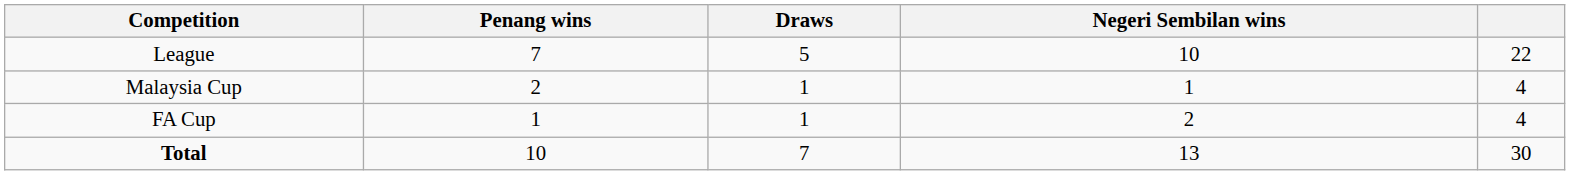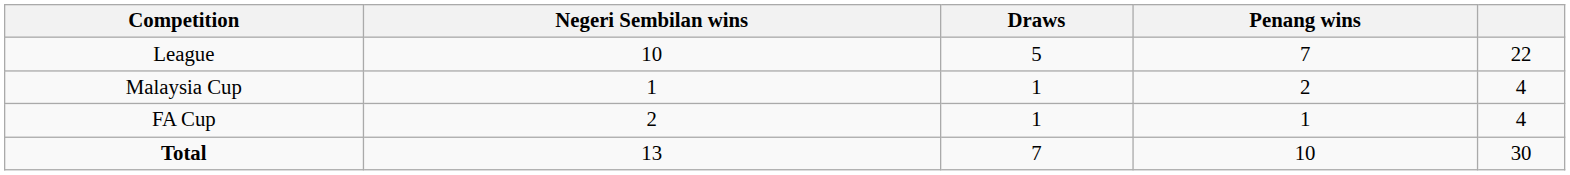columns swapped: (1189, 20) <-> (536, 20)
